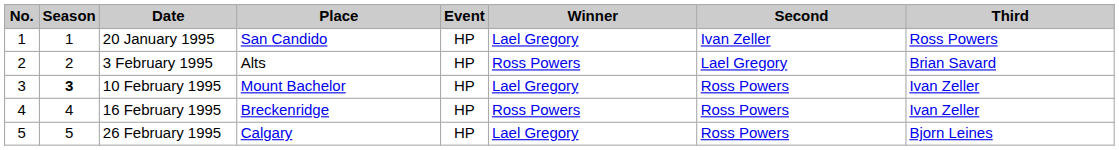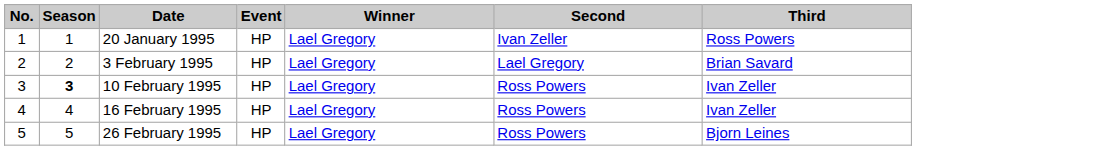- column: (339, 16)
(536, 63) Ross Powers -> (332, 63) Lael Gregory
(536, 110) Ross Powers -> (332, 110) Lael Gregory
